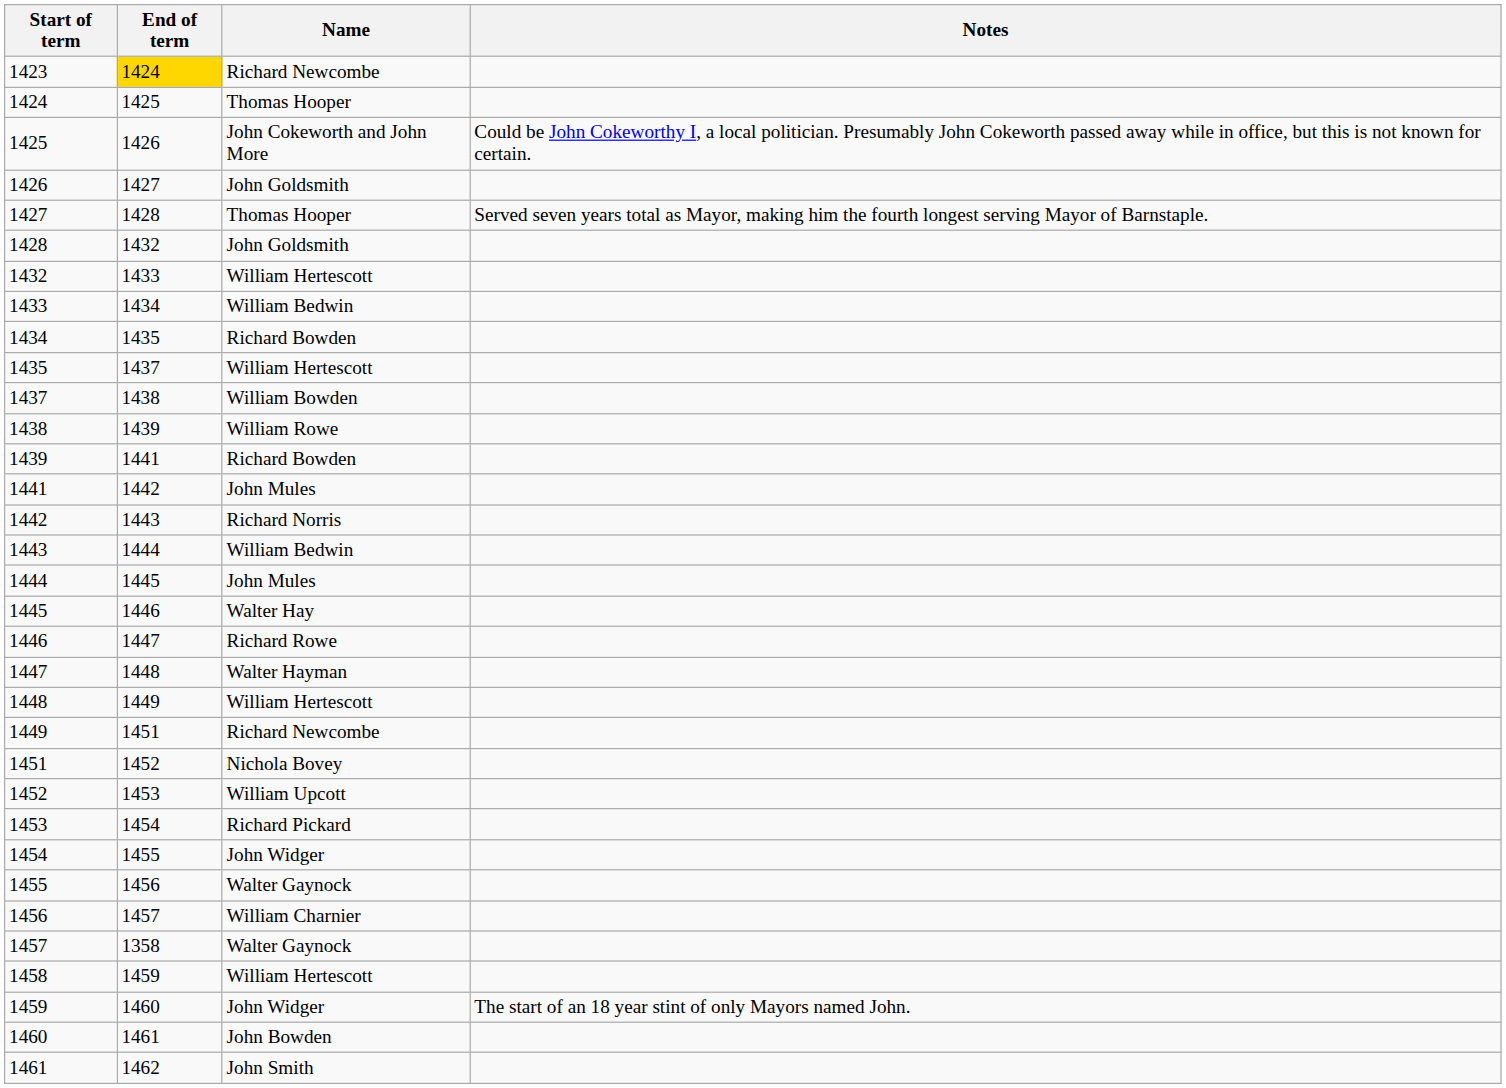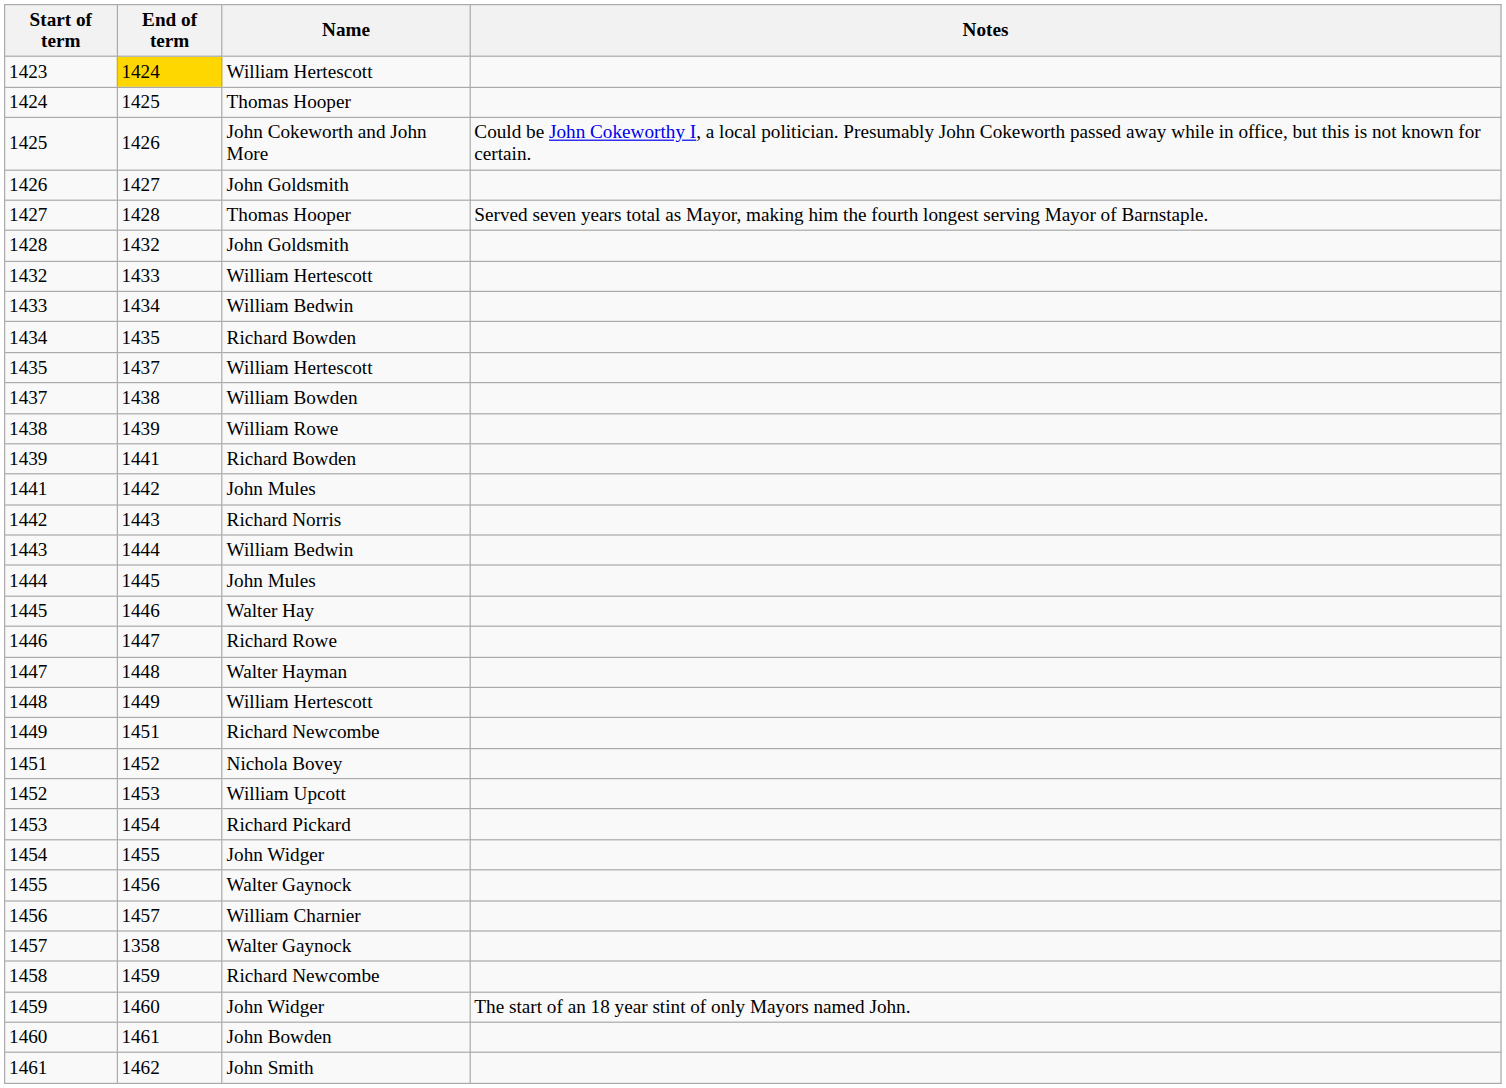(303, 71) Richard Newcombe -> (300, 71) William Hertescott
(300, 976) William Hertescott -> (303, 976) Richard Newcombe
